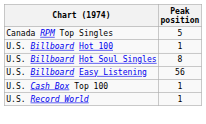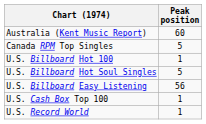+ row: (77, 33)
(180, 60) 8 -> (180, 73) 5
